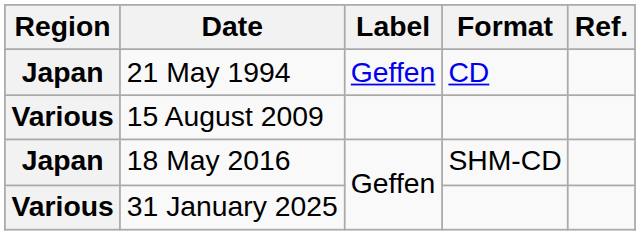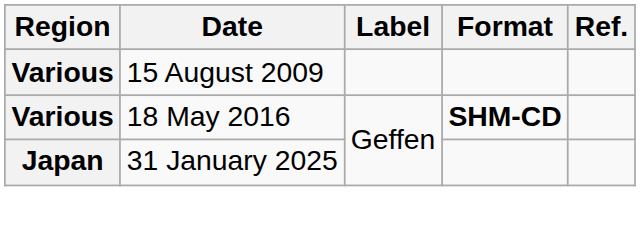- row: (209, 71)
(63, 161) Japan -> (63, 116) Various
(505, 161) normal -> (505, 116) bold
(63, 206) Various -> (63, 161) Japan
